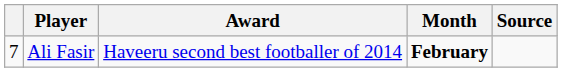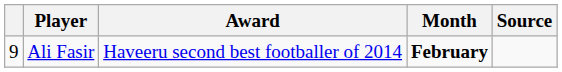(14, 51) 7 -> (14, 51) 9
